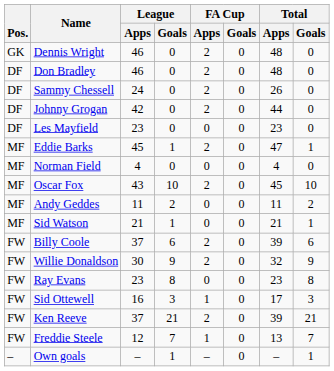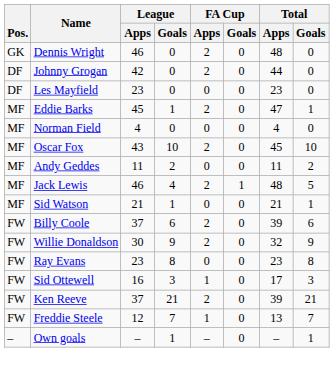- row: (64, 71)
- row: (74, 90)
+ row: (60, 185)
